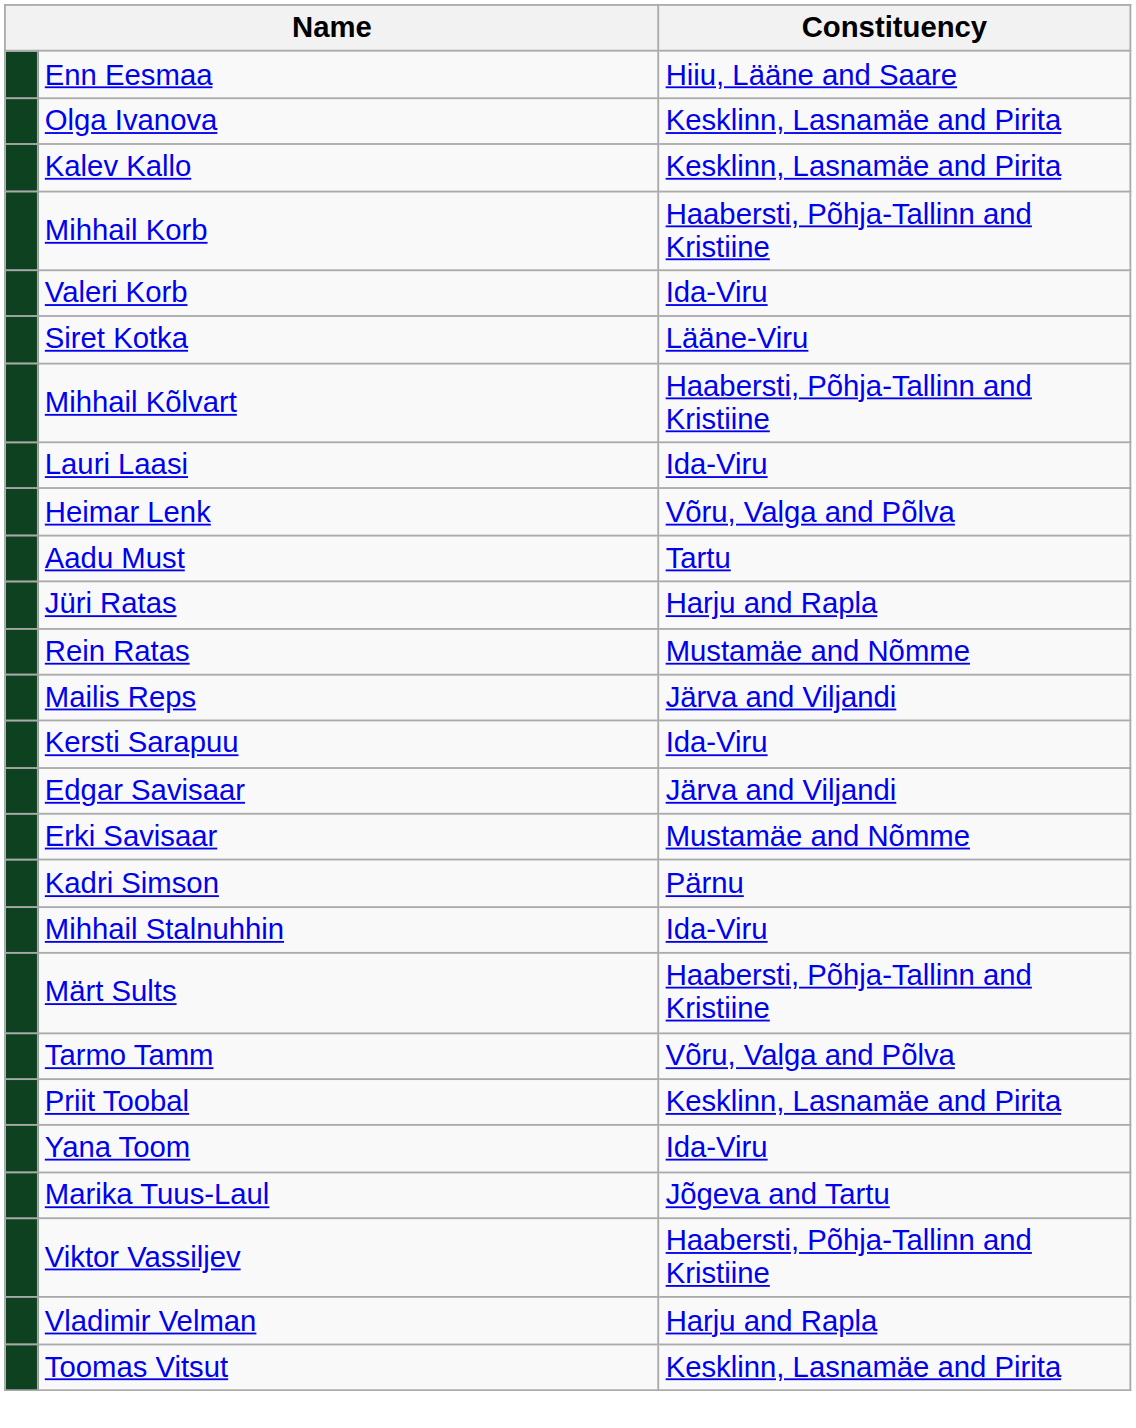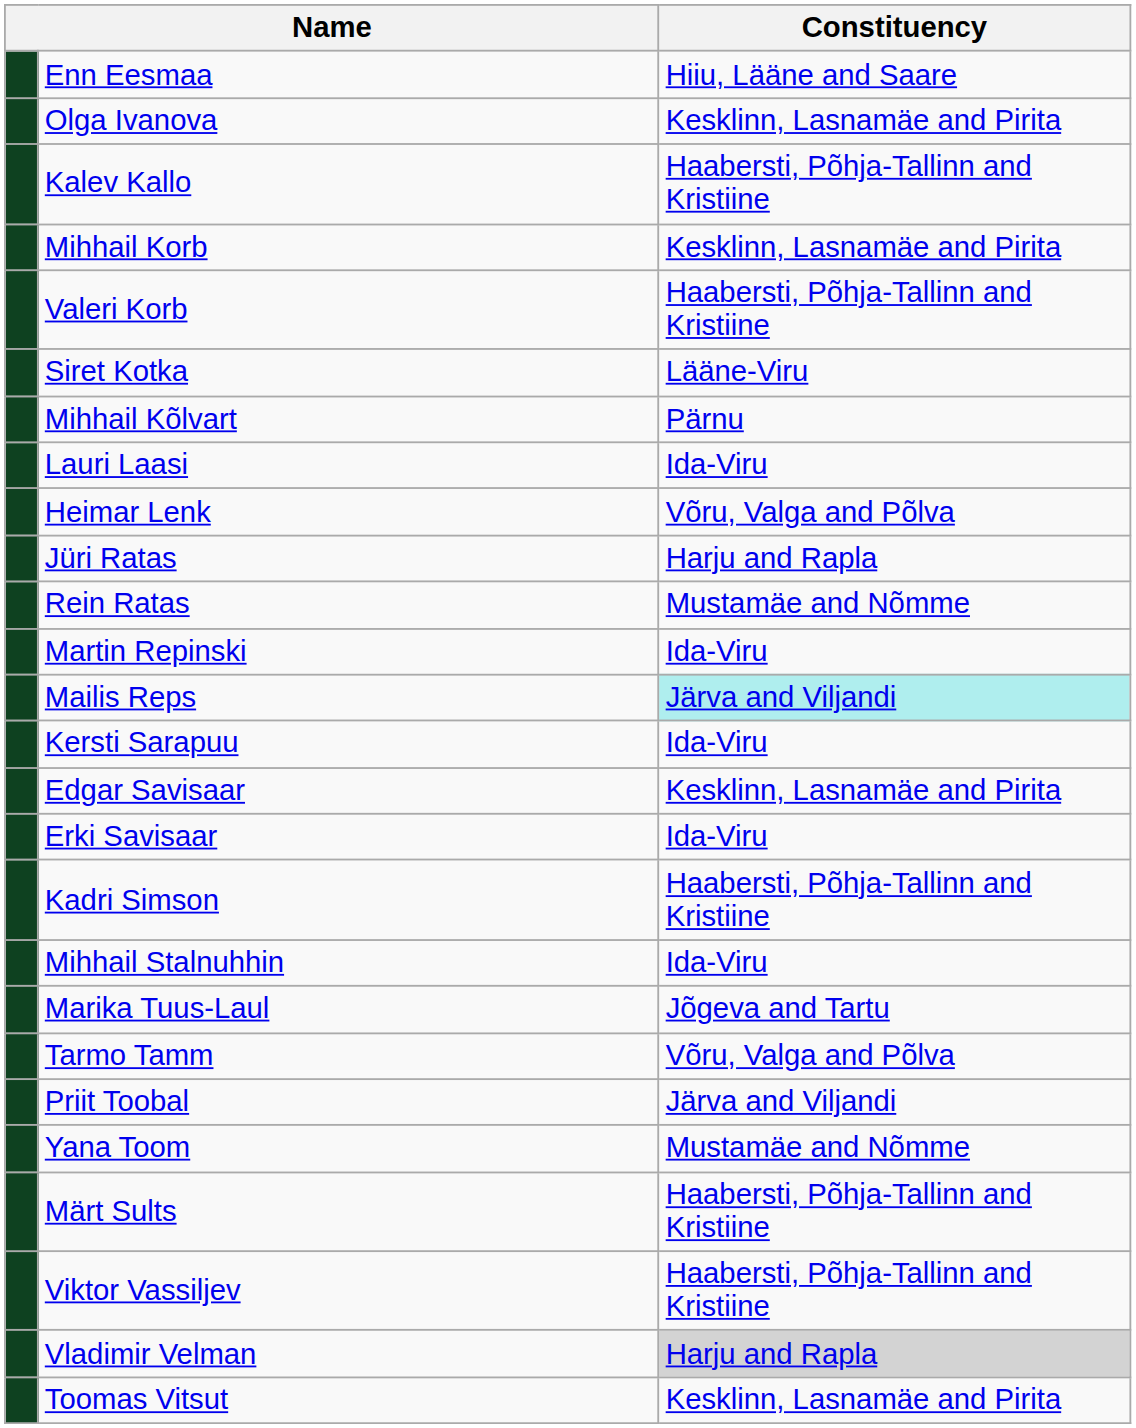(863, 167) Kesklinn, Lasnamäe and Pirita -> (849, 183) Haabersti, Põhja-Tallinn and Kristiine
(849, 229) Haabersti, Põhja-Tallinn and Kristiine -> (863, 246) Kesklinn, Lasnamäe and Pirita
(717, 292) Ida-Viru -> (849, 309) Haabersti, Põhja-Tallinn and Kristiine
(849, 402) Haabersti, Põhja-Tallinn and Kristiine -> (705, 418) Pärnu
- row: (115, 557)
+ row: (146, 650)
(781, 697) no background -> (781, 697) paleturquoise background
(781, 790) Järva and Viljandi -> (863, 790) Kesklinn, Lasnamäe and Pirita
(818, 836) Mustamäe and Nõmme -> (717, 836) Ida-Viru
(705, 883) Pärnu -> (849, 899) Haabersti, Põhja-Tallinn and Kristiine
rows swapped: (111, 992) <-> (157, 1194)
(863, 1101) Kesklinn, Lasnamäe and Pirita -> (781, 1101) Järva and Viljandi
(717, 1148) Ida-Viru -> (818, 1148) Mustamäe and Nõmme
(771, 1320) no background -> (771, 1353) lightgrey background
